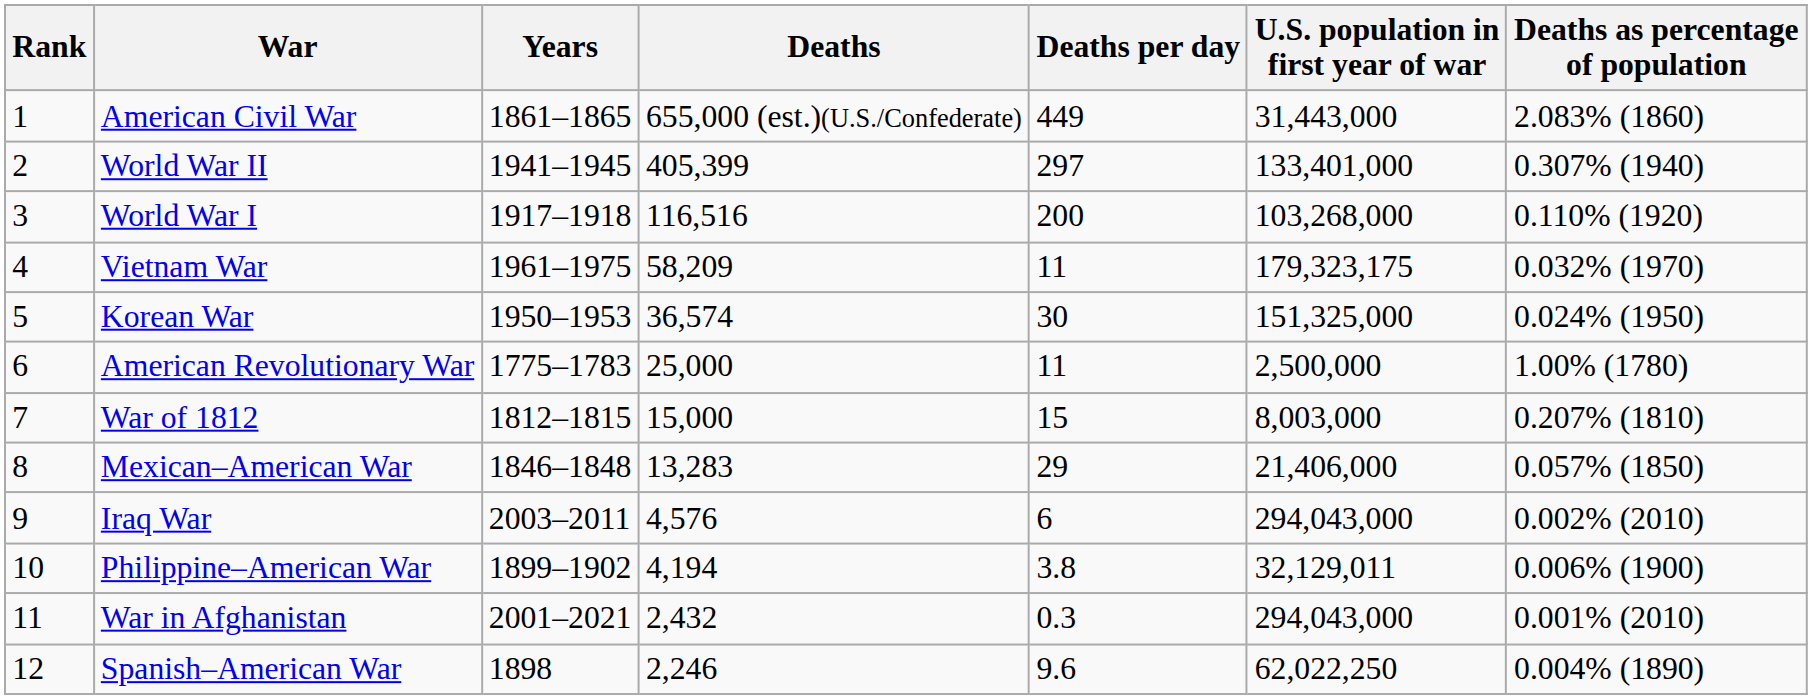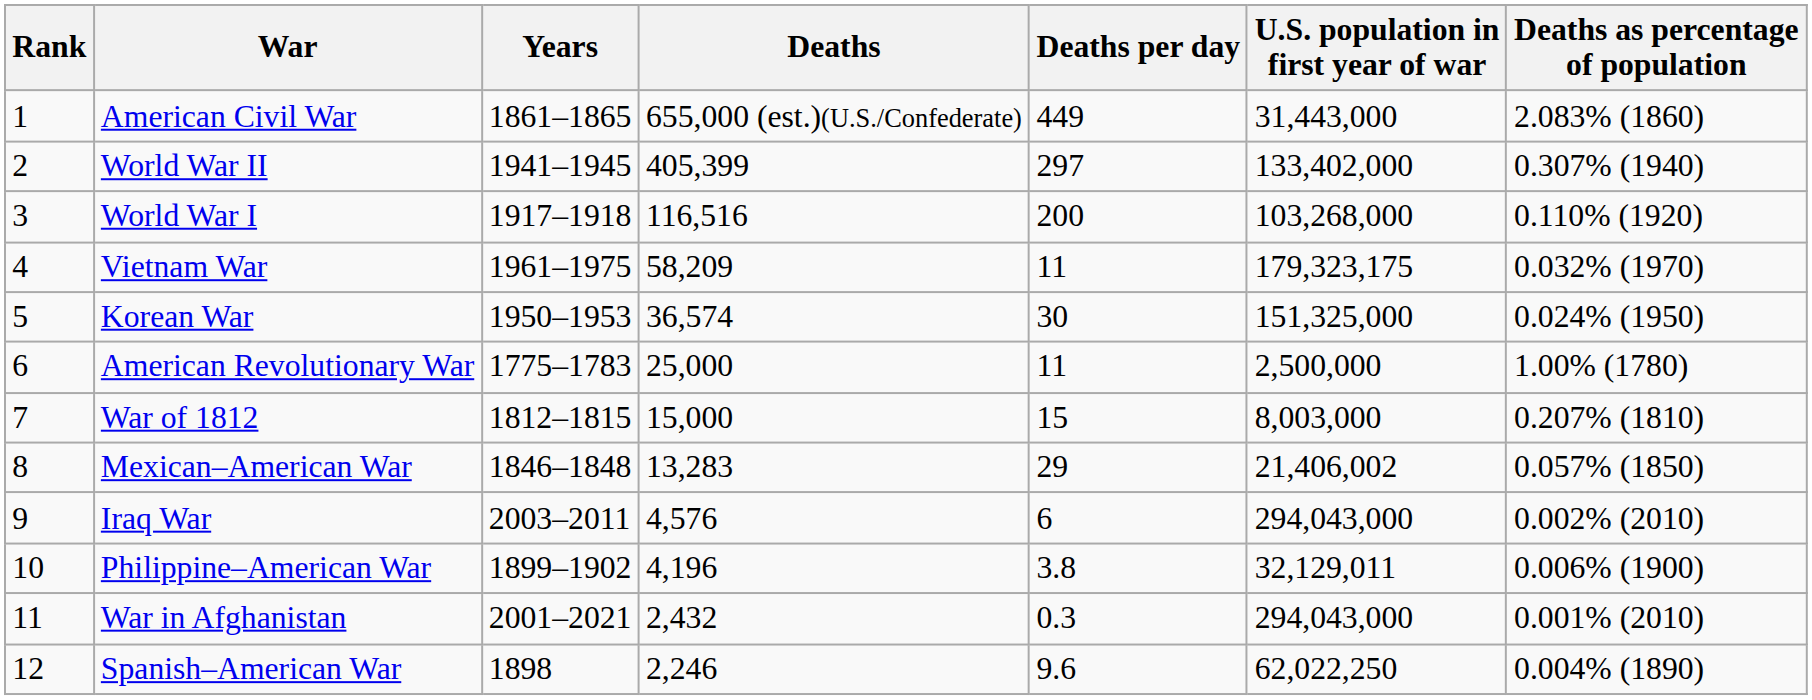(1334, 165) 133,401,000 -> (1334, 165) 133,402,000
(1326, 467) 21,406,000 -> (1326, 467) 21,406,002
(682, 567) 4,194 -> (682, 567) 4,196
